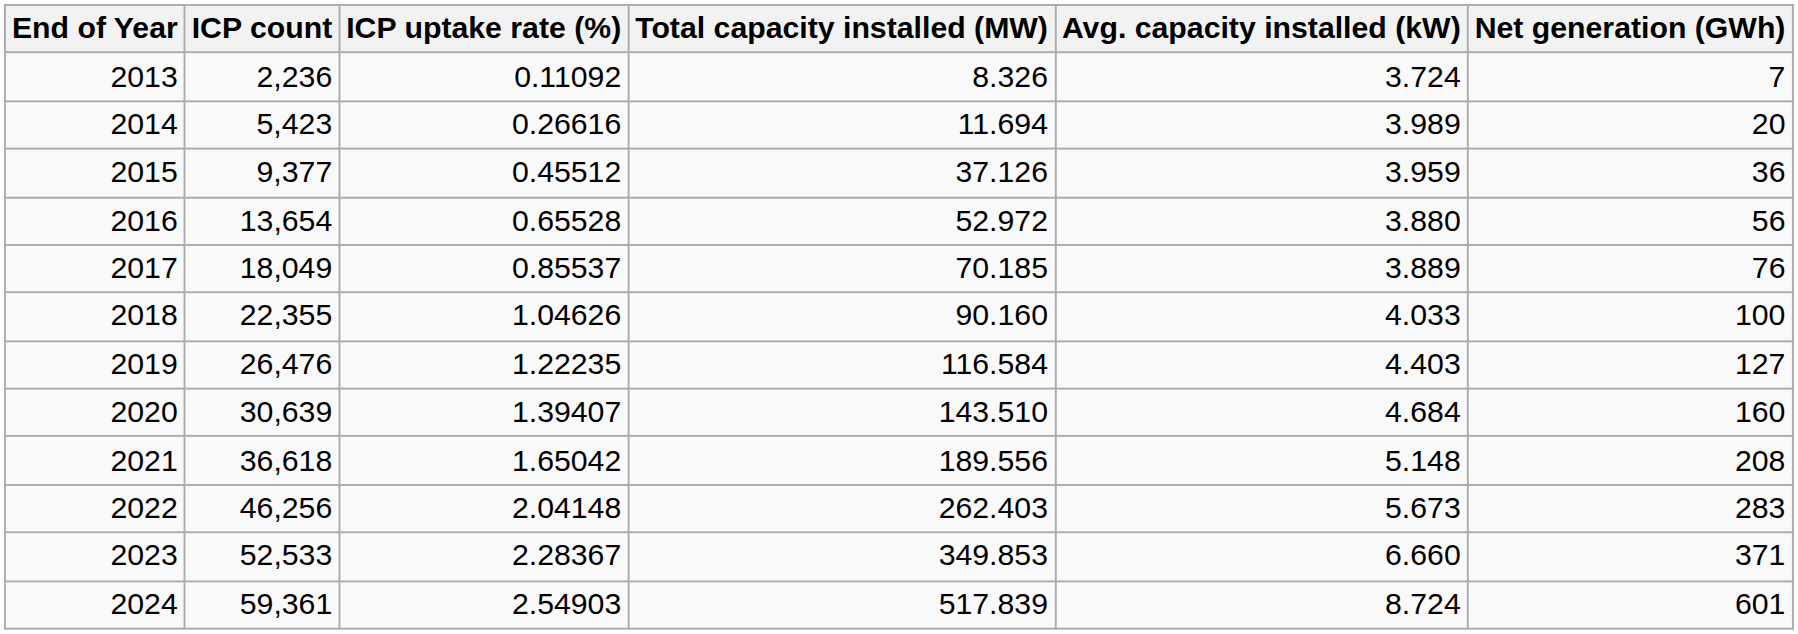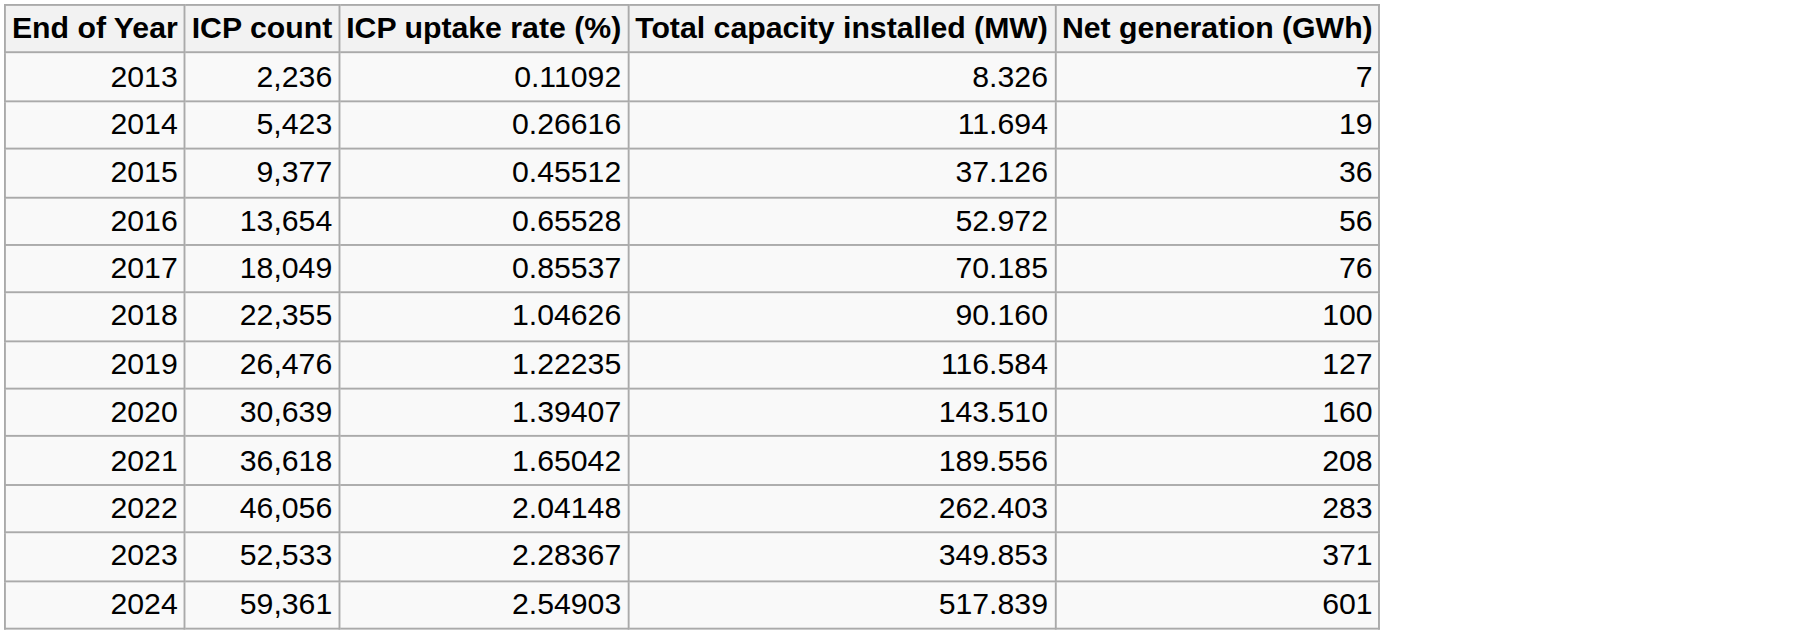- column: (1261, 28)
(1769, 124) 20 -> (1356, 124) 19
(286, 508) 46,256 -> (286, 508) 46,056
